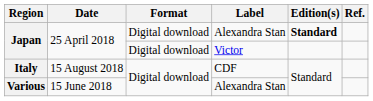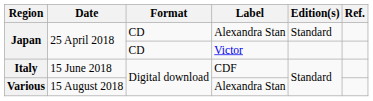(169, 31) Digital download -> (137, 31) CD
(314, 31) bold -> (311, 31) normal
(169, 50) Digital download -> (137, 50) CD
(87, 68) 15 August 2018 -> (81, 68) 15 June 2018
(81, 86) 15 June 2018 -> (87, 86) 15 August 2018
